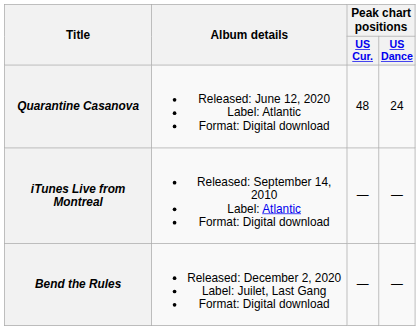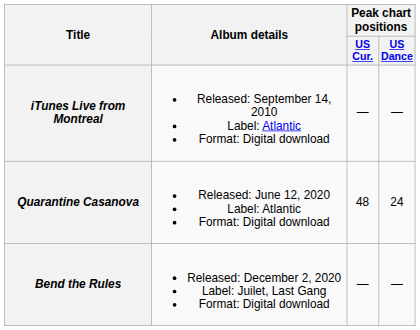rows swapped: (78, 195) <-> (78, 106)
